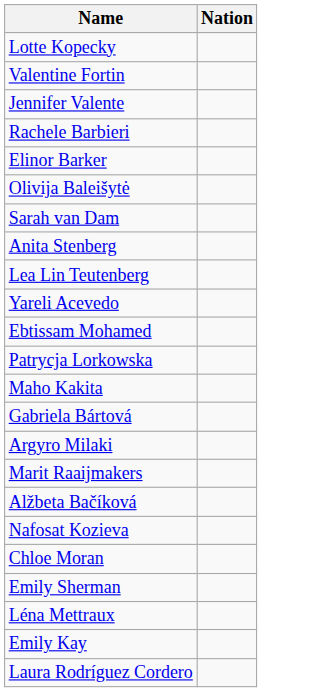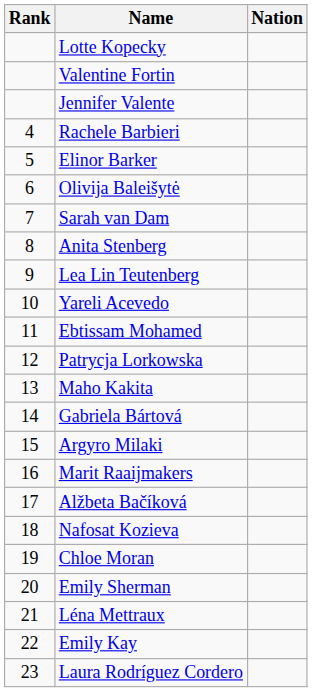+ column: (30, 18)
